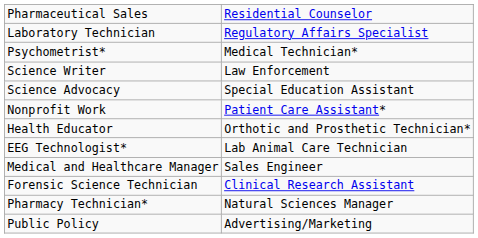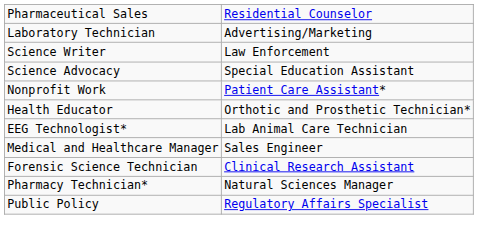(326, 33) Regulatory Affairs Specialist -> (298, 33) Advertising/Marketing
- row: (57, 52)
(298, 224) Advertising/Marketing -> (326, 205) Regulatory Affairs Specialist
